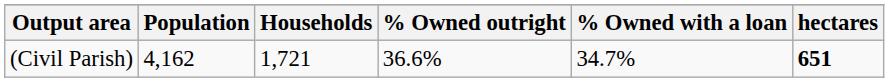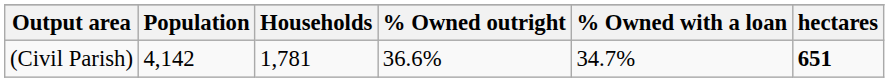(169, 58) 4,162 -> (169, 58) 4,142
(286, 58) 1,721 -> (286, 58) 1,781
